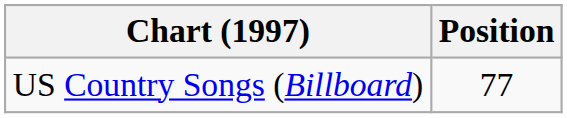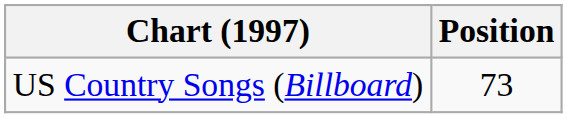(497, 84) 77 -> (497, 84) 73
